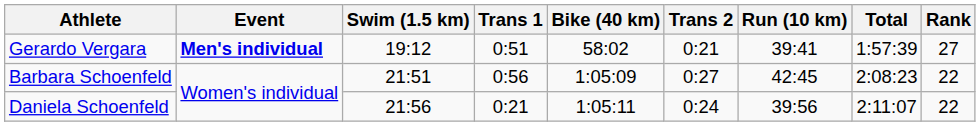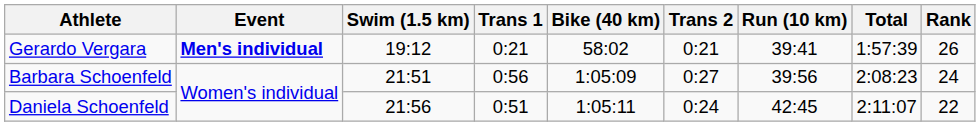(511, 49) 0:51 -> (511, 49) 0:21
(949, 49) 27 -> (949, 49) 26
(795, 78) 42:45 -> (795, 78) 39:56
(949, 78) 22 -> (949, 78) 24
(511, 107) 0:21 -> (511, 107) 0:51
(795, 107) 39:56 -> (795, 107) 42:45
